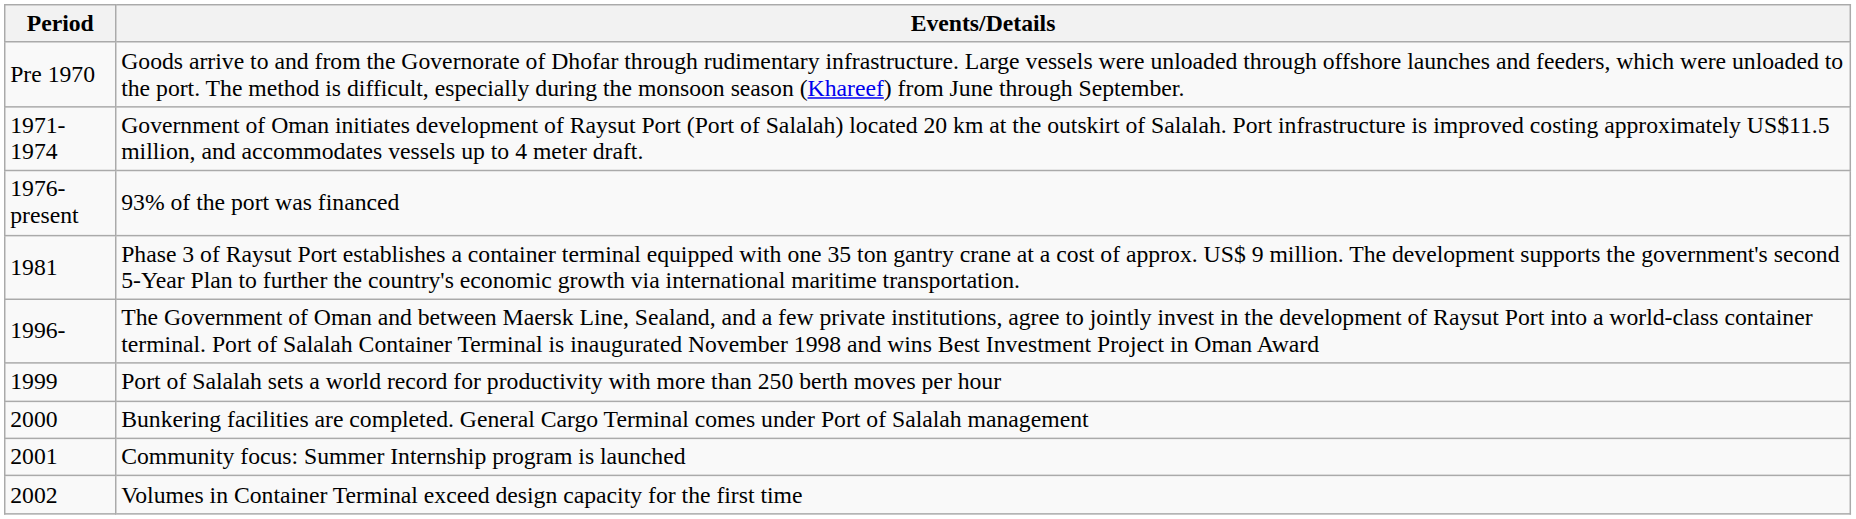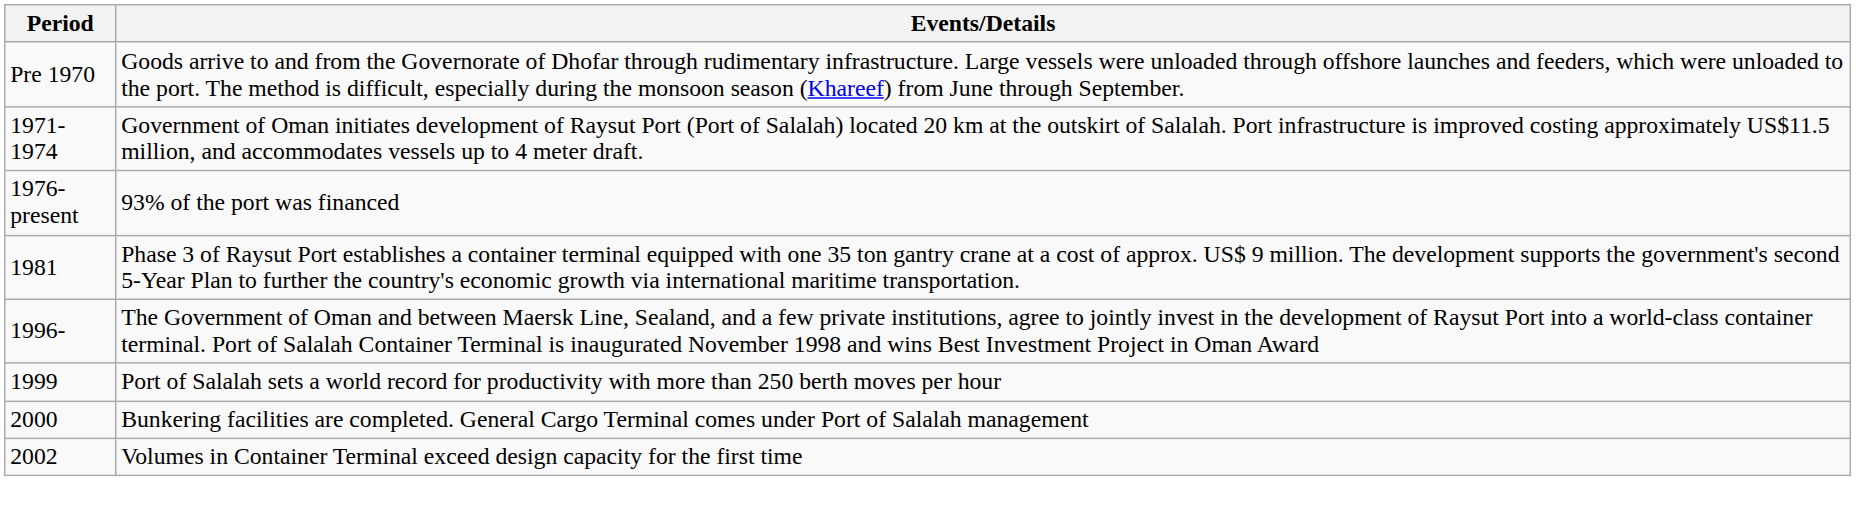- row: (403, 456)
